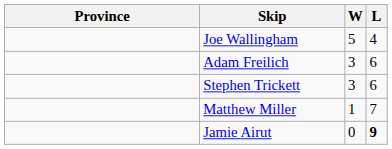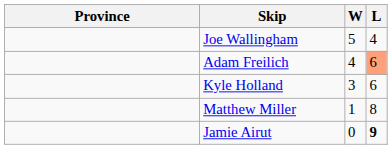(352, 62) 3 -> (352, 62) 4
(373, 62) no background -> (373, 62) lightsalmon background
- row: (252, 86)
+ row: (243, 86)
(373, 109) 7 -> (373, 109) 8
